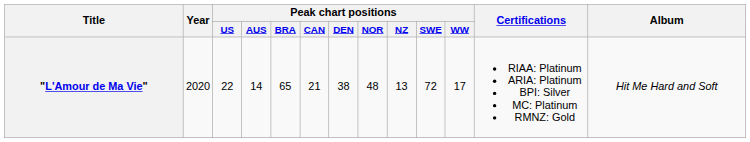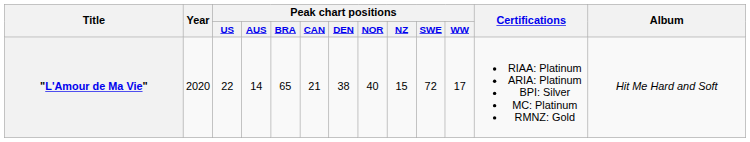(373, 87) 48 -> (373, 87) 40
(402, 87) 13 -> (402, 87) 15
